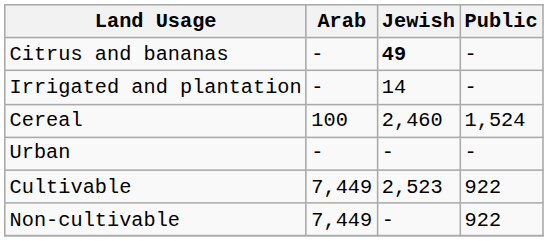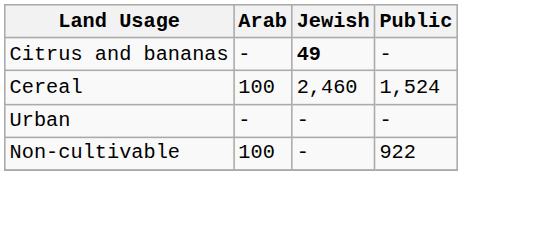- row: (156, 87)
- row: (70, 187)
(342, 220) 7,449 -> (257, 154) 100
